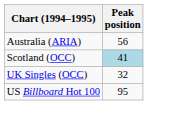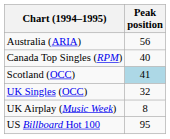+ row: (65, 58)
+ row: (62, 108)
